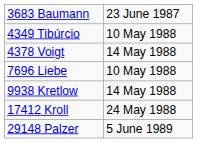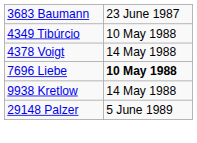(141, 72) normal -> (142, 72) bold
- row: (38, 110)
